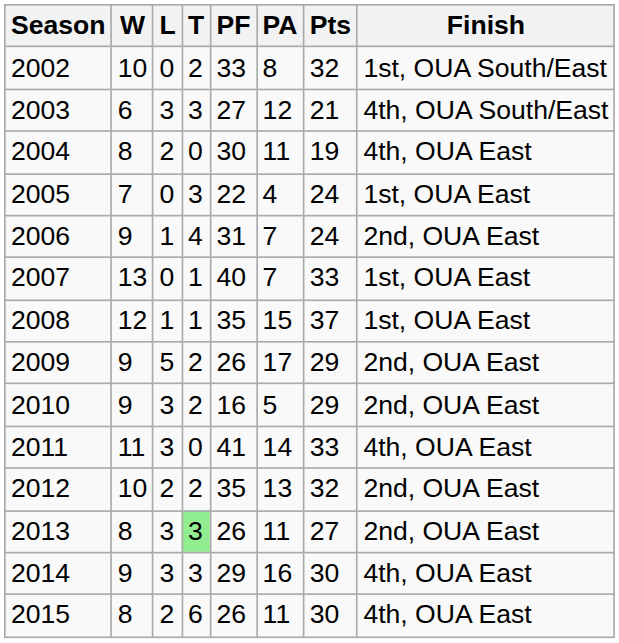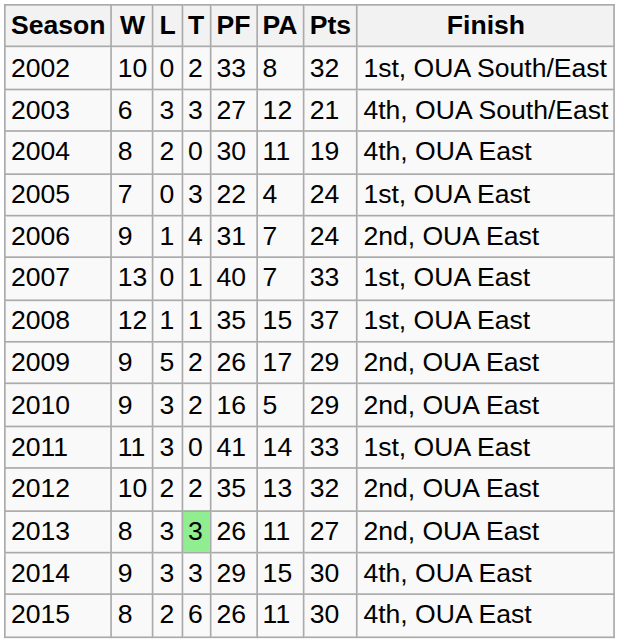(448, 446) 4th, OUA East -> (447, 446) 1st, OUA East
(277, 573) 16 -> (277, 573) 15
